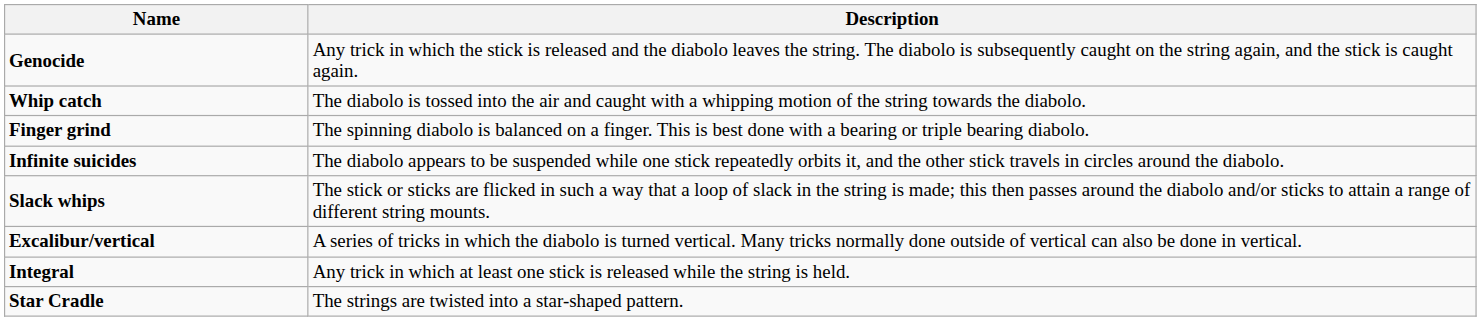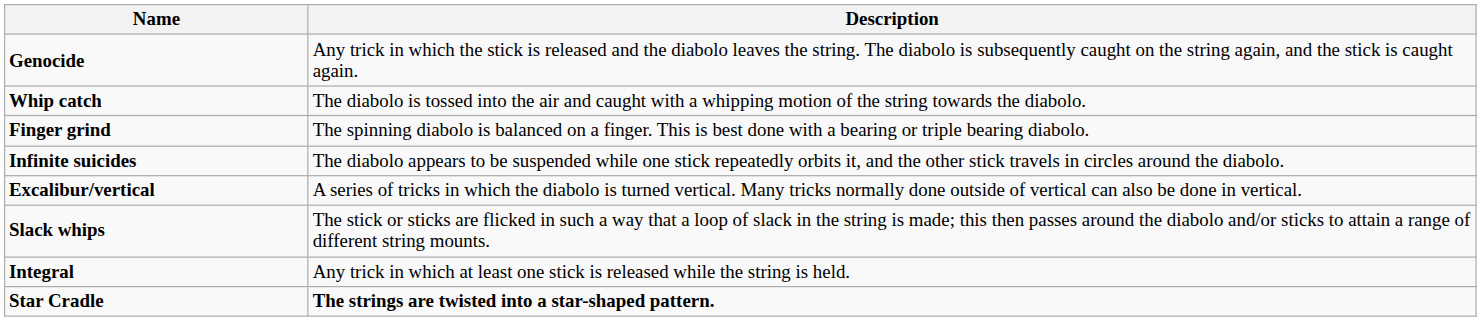rows swapped: (57, 201) <-> (82, 241)
(498, 301) normal -> (514, 301) bold
